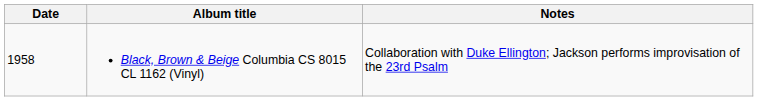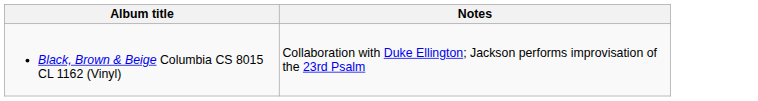- column: (46, 14)
